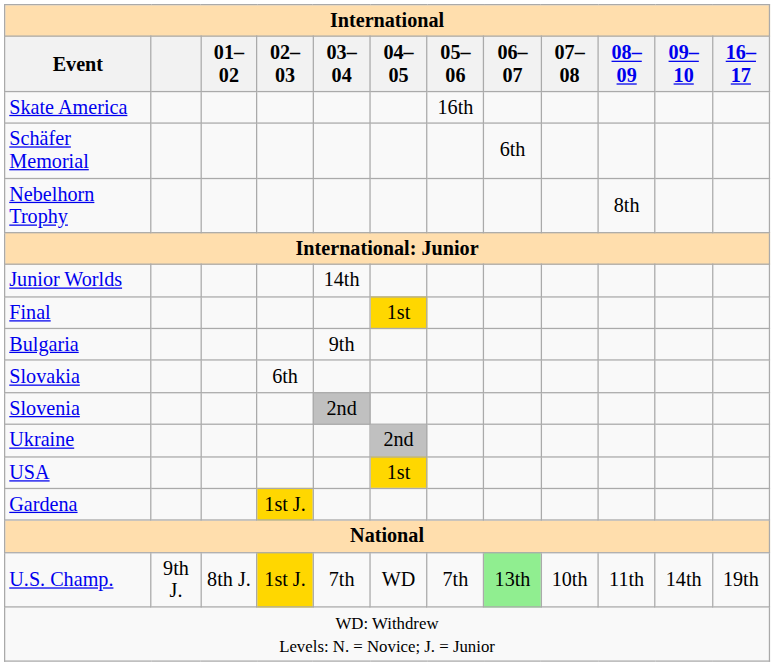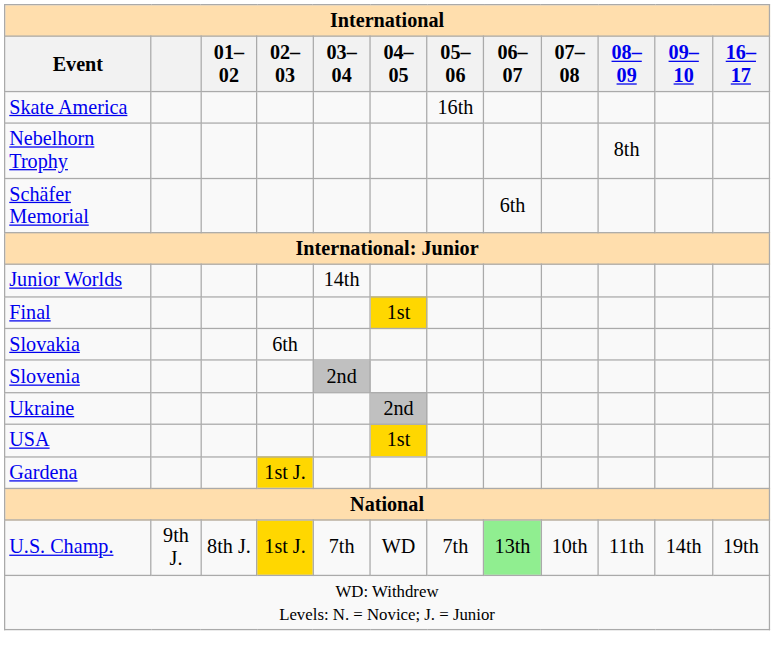rows swapped: (52, 205) <-> (49, 150)
- row: (44, 344)
